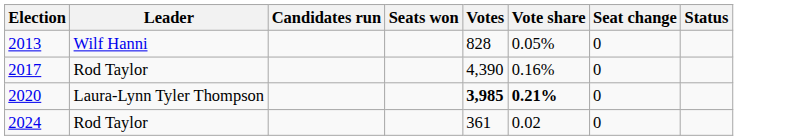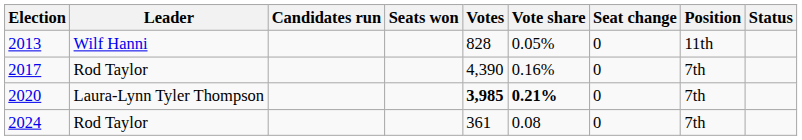+ column: (713, 17)
(526, 122) 0.02 -> (526, 122) 0.08
